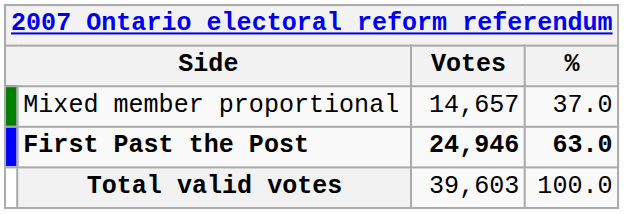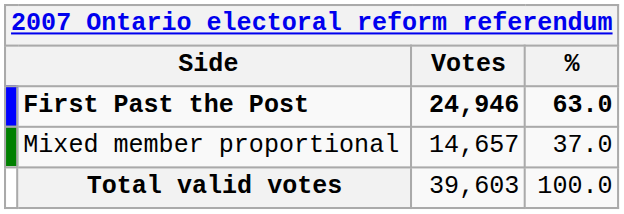rows swapped: (166, 147) <-> (211, 107)
